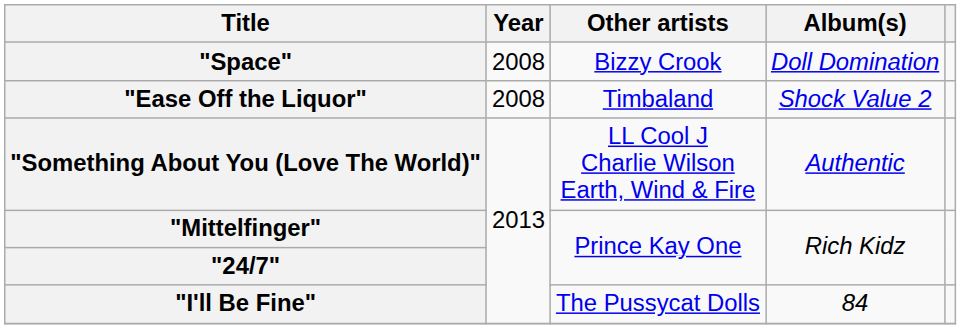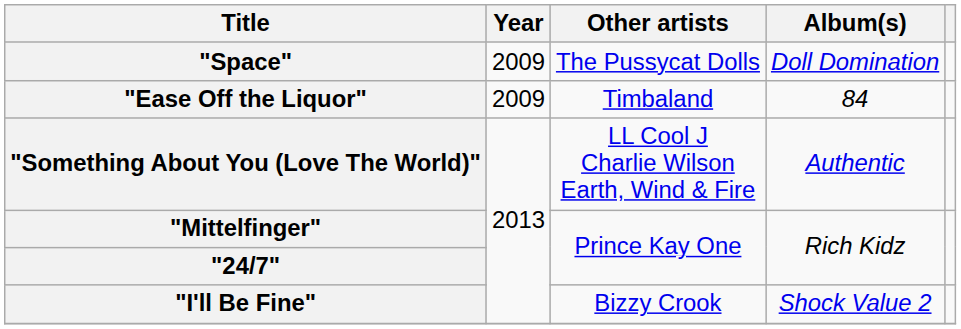(518, 61) 2008 -> (518, 61) 2009
(658, 61) Bizzy Crook -> (658, 61) The Pussycat Dolls
(518, 99) 2008 -> (518, 99) 2009
(855, 99) Shock Value 2 -> (855, 99) 84
(658, 303) The Pussycat Dolls -> (658, 303) Bizzy Crook
(855, 303) 84 -> (855, 303) Shock Value 2
